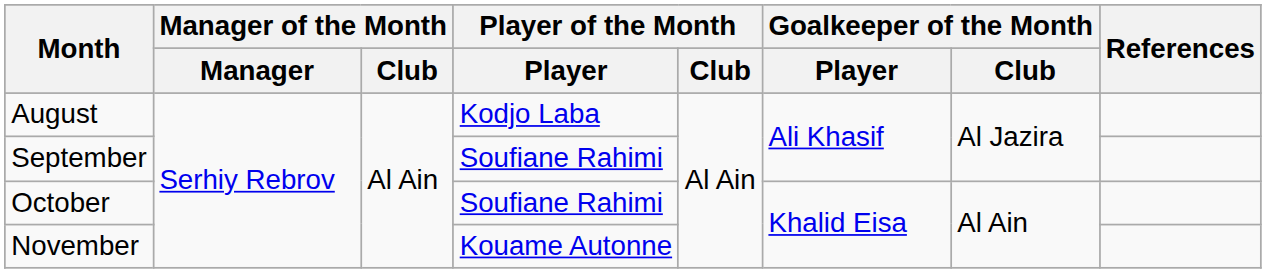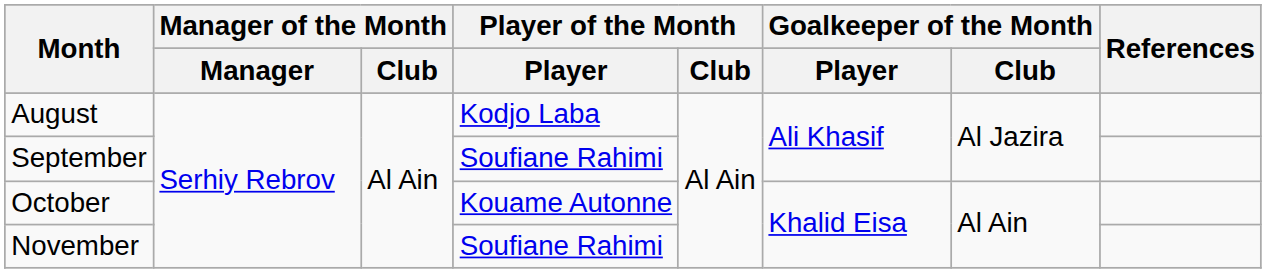(561, 202) Soufiane Rahimi -> (566, 202) Kouame Autonne
(566, 245) Kouame Autonne -> (561, 245) Soufiane Rahimi
